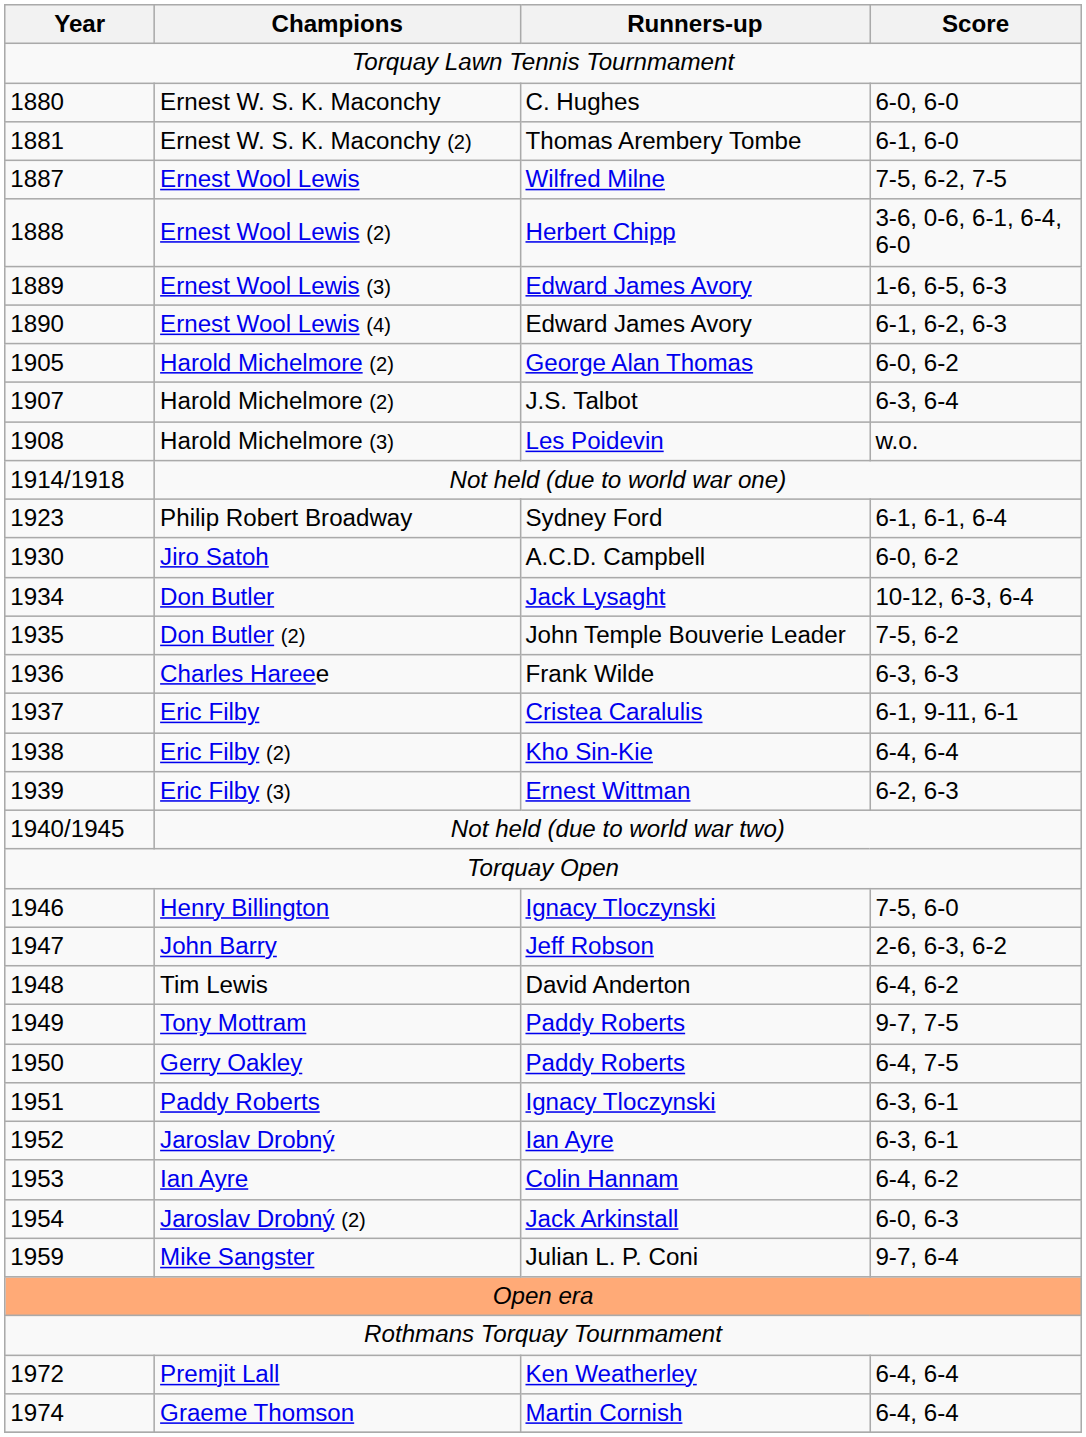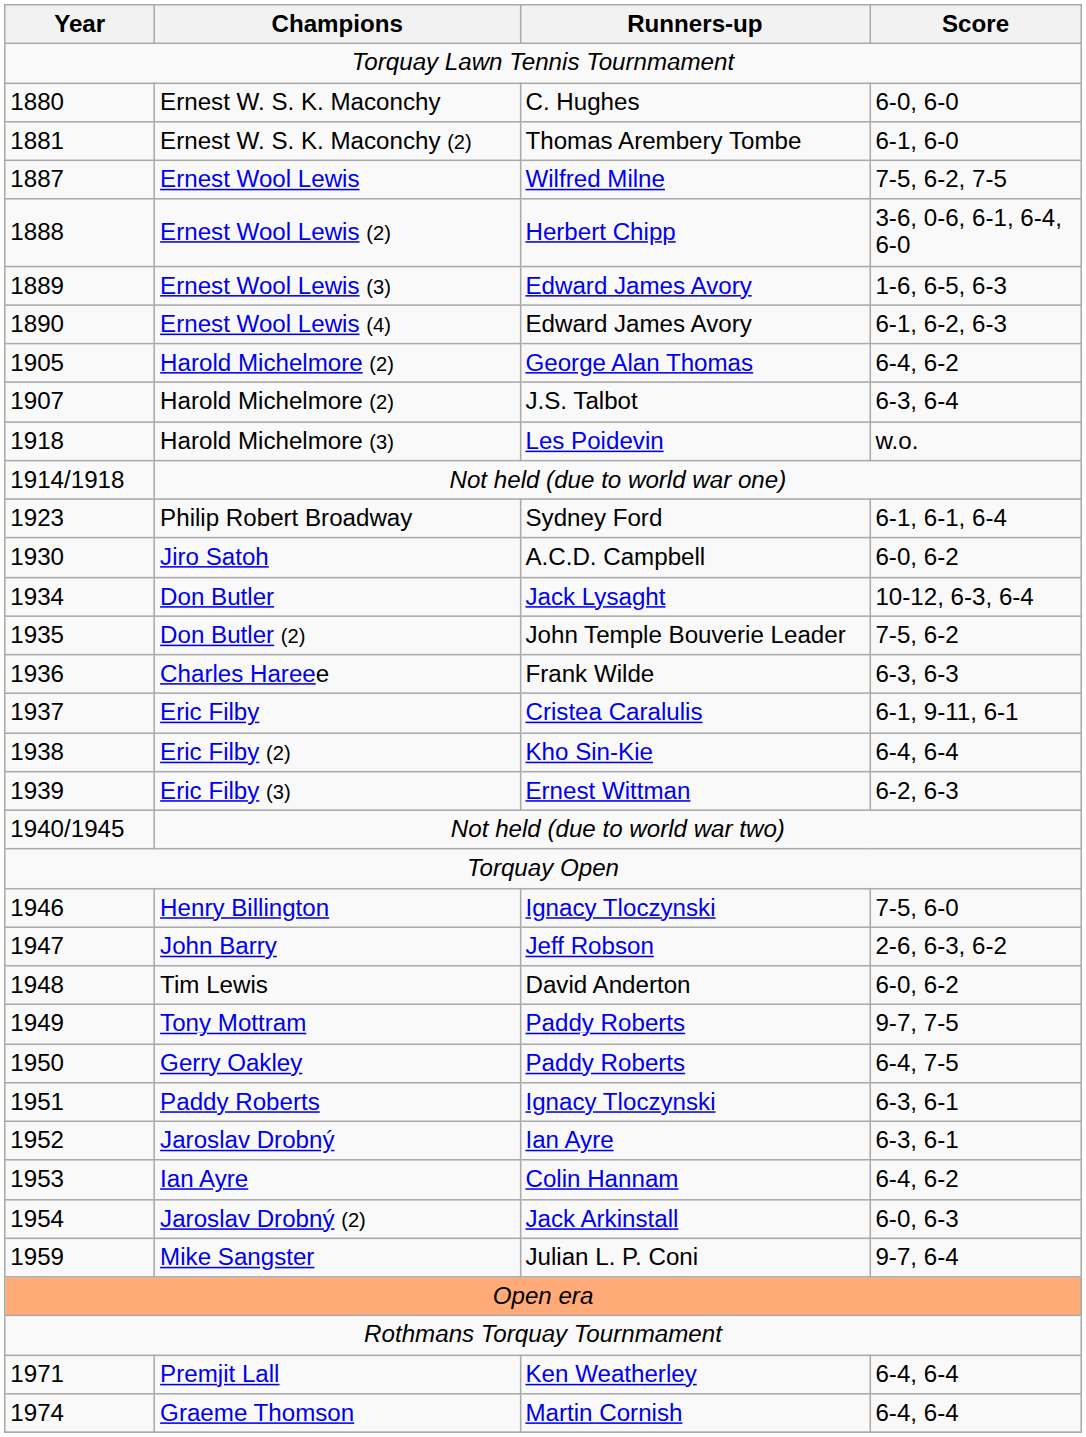(917, 362) 6-0, 6-2 -> (917, 362) 6-4, 6-2
(37, 440) 1908 -> (37, 440) 1918
(917, 984) 6-4, 6-2 -> (917, 984) 6-0, 6-2
(37, 1373) 1972 -> (37, 1373) 1971
